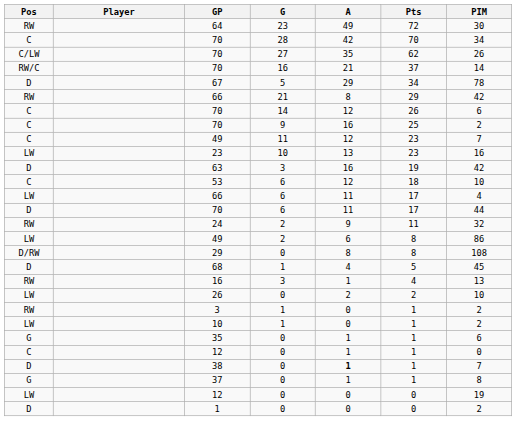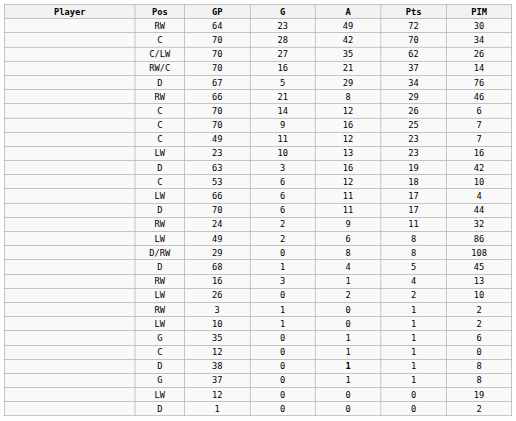columns swapped: (119, 11) <-> (29, 11)
(479, 82) 78 -> (479, 82) 76
(479, 97) 42 -> (479, 97) 46
(479, 125) 2 -> (479, 125) 7
(479, 366) 7 -> (479, 366) 8
